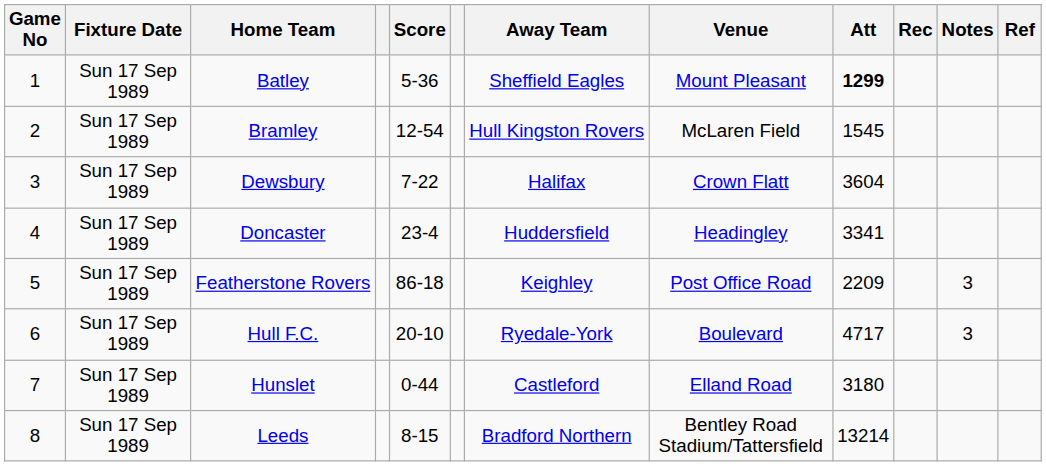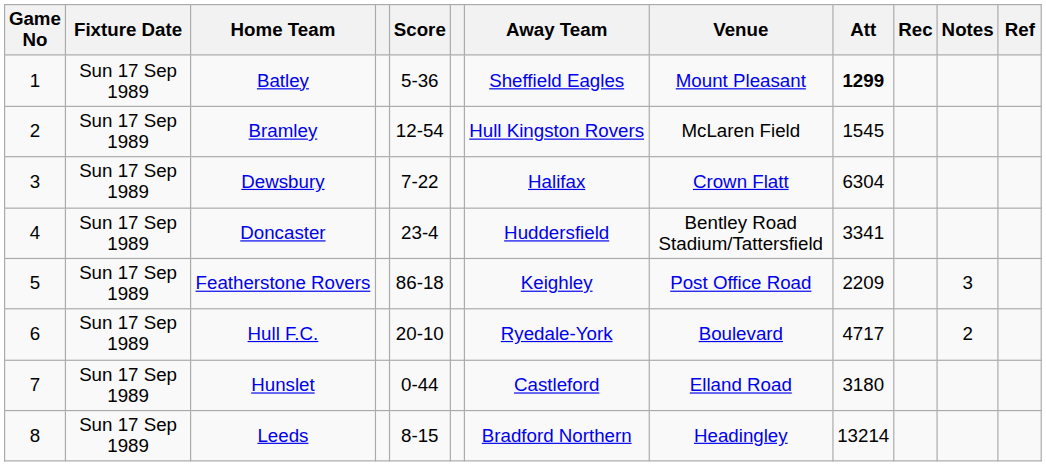(863, 182) 3604 -> (863, 182) 6304
(741, 232) Headingley -> (741, 232) Bentley Road Stadium/Tattersfield
(968, 334) 3 -> (968, 334) 2
(741, 435) Bentley Road Stadium/Tattersfield -> (741, 435) Headingley
